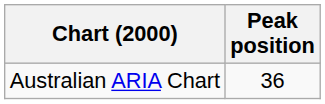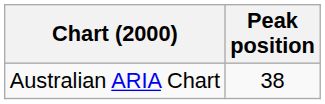(273, 80) 36 -> (273, 80) 38
